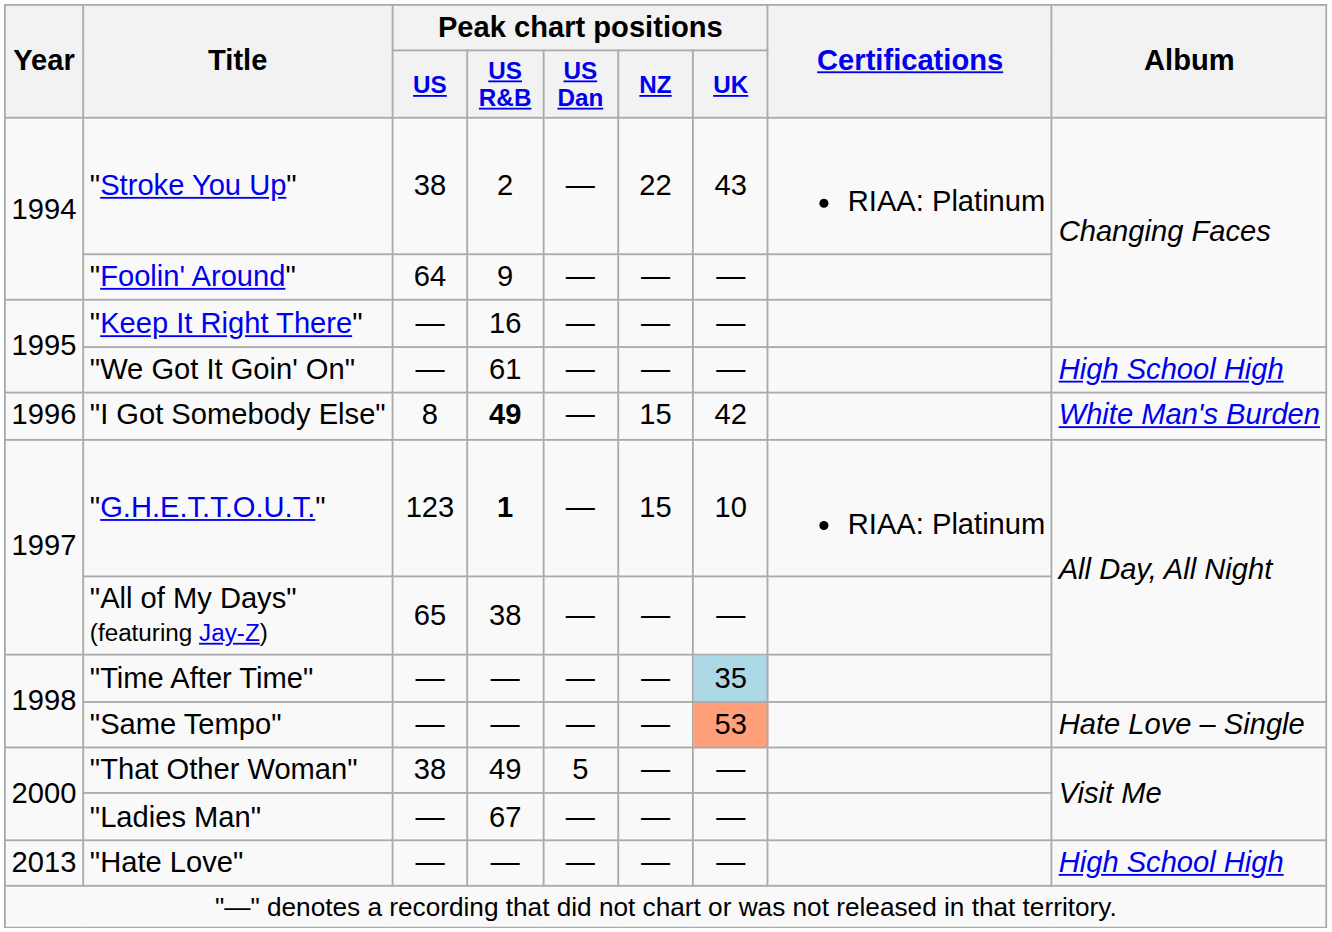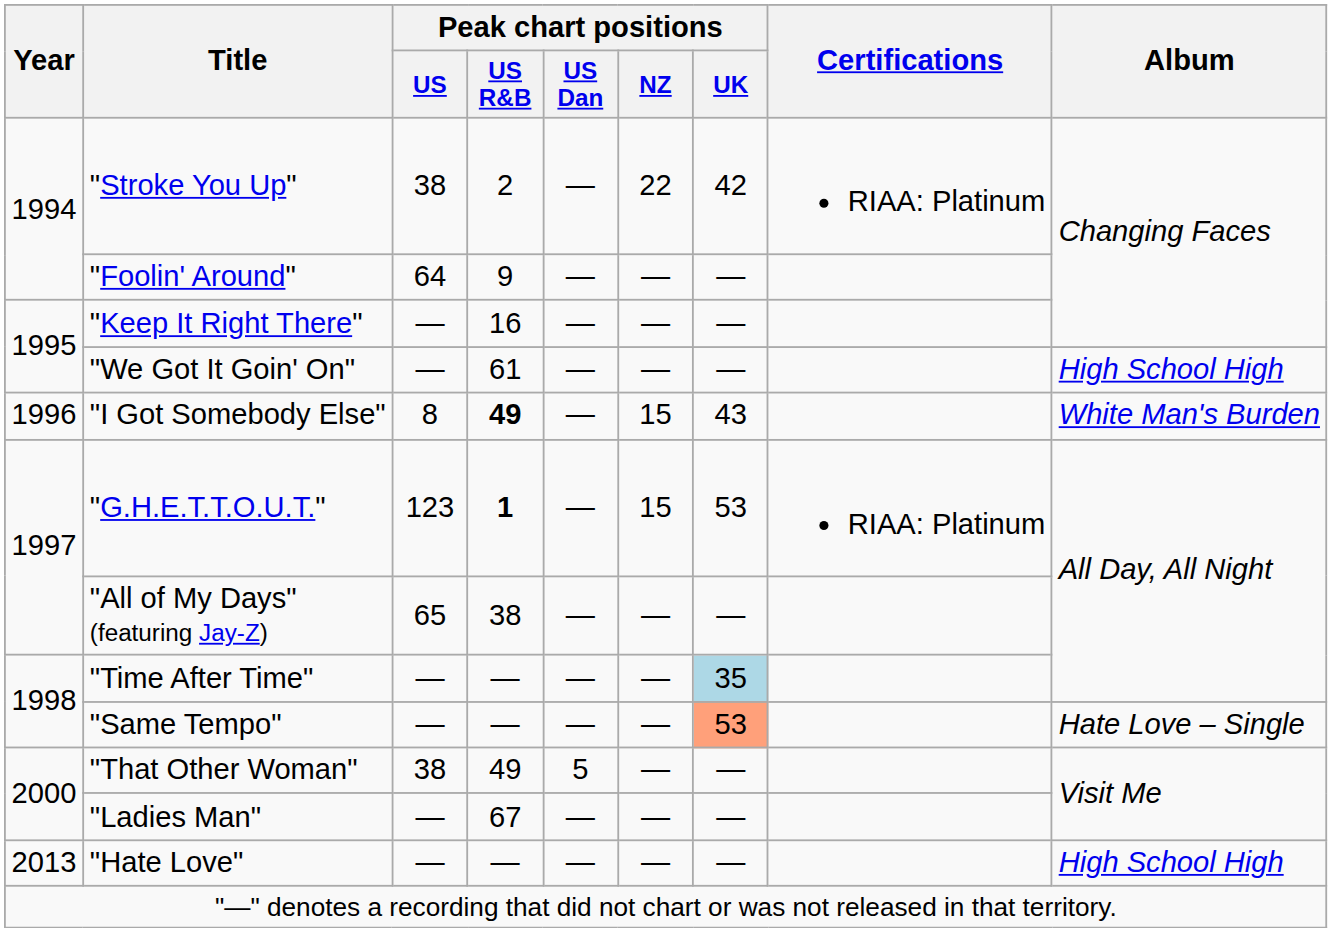(731, 185) 43 -> (731, 185) 42
(731, 415) 42 -> (731, 415) 43
(731, 507) 10 -> (731, 507) 53
